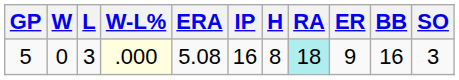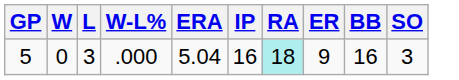- column: (275, 21)
(136, 56) lightyellow background -> (136, 56) no background
(199, 56) 5.08 -> (199, 56) 5.04
